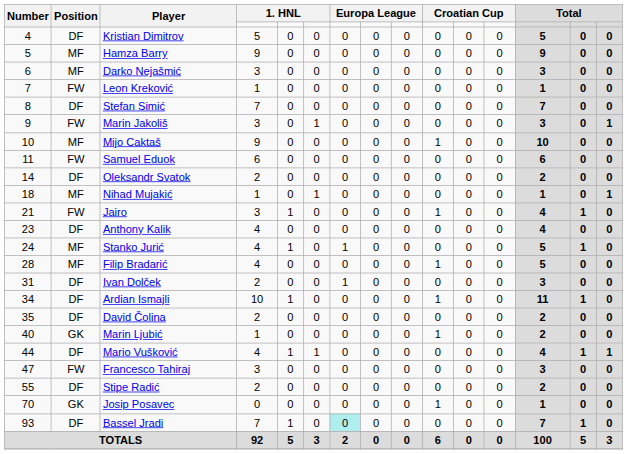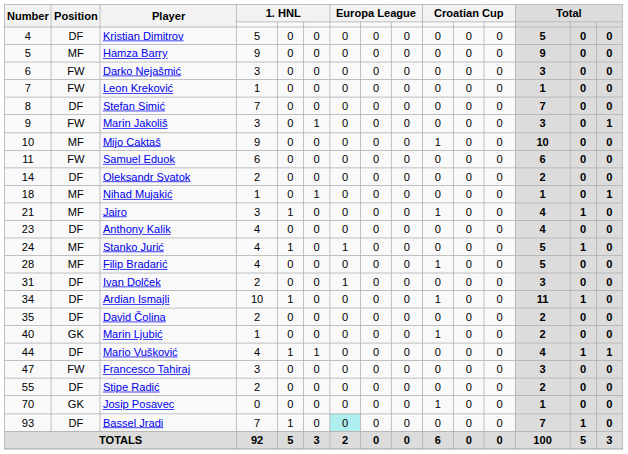(76, 71) MF -> (76, 71) FW
(76, 212) FW -> (76, 212) MF
